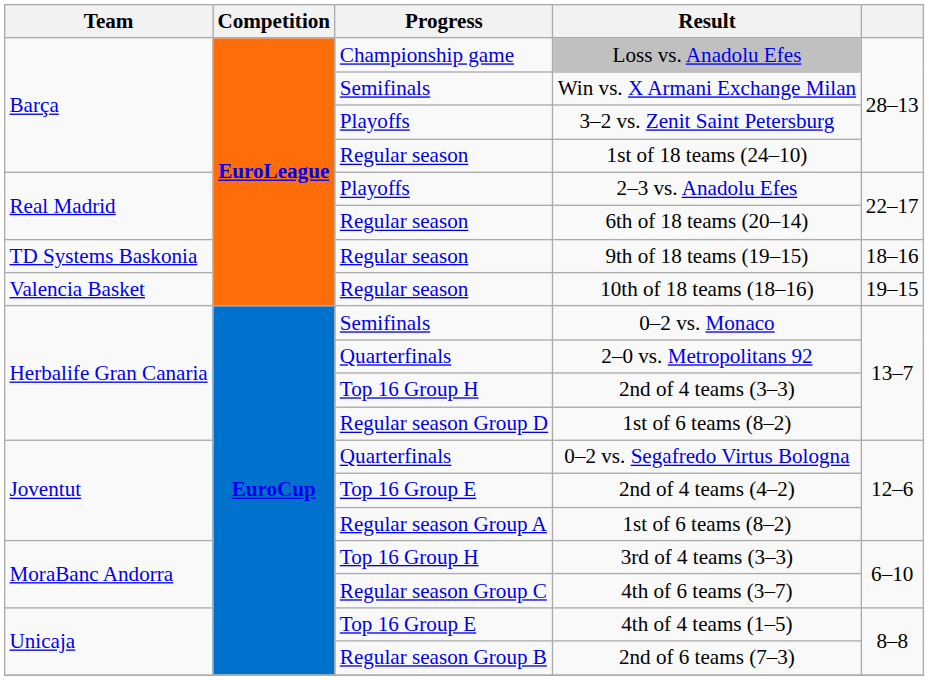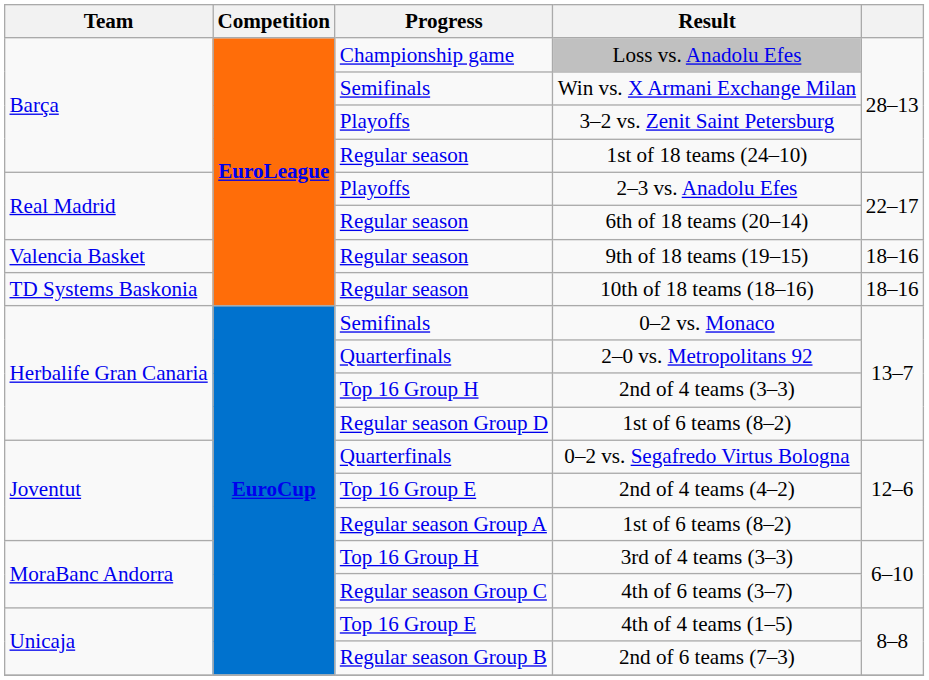(103, 255) TD Systems Baskonia -> (77, 255) Valencia Basket
(77, 289) Valencia Basket -> (103, 289) TD Systems Baskonia
(892, 289) 19–15 -> (892, 289) 18–16
